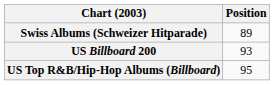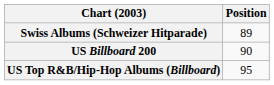(246, 51) 93 -> (246, 51) 90
